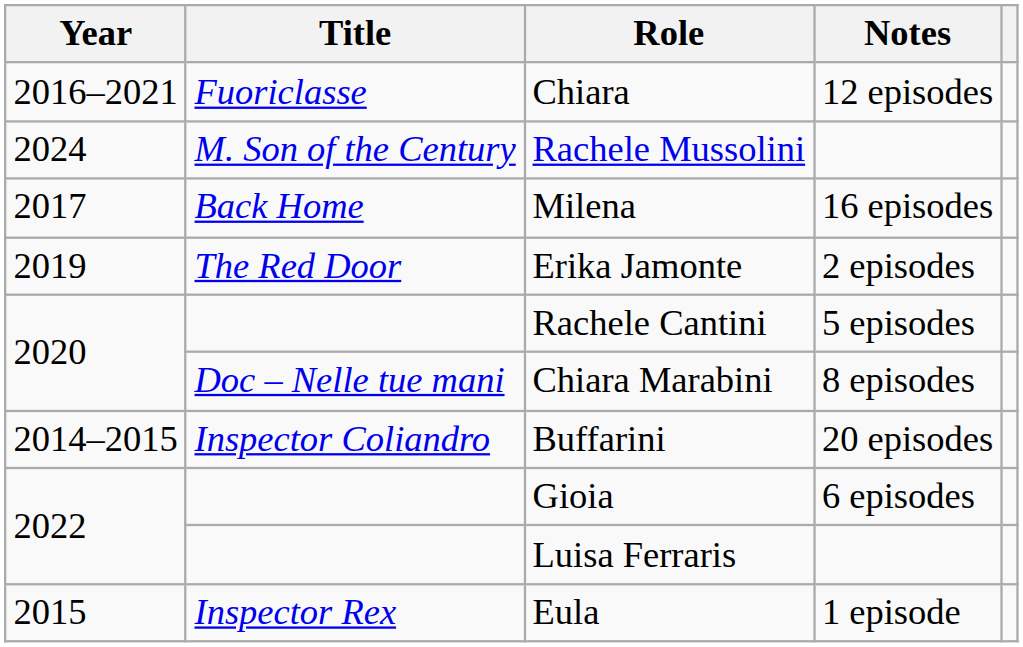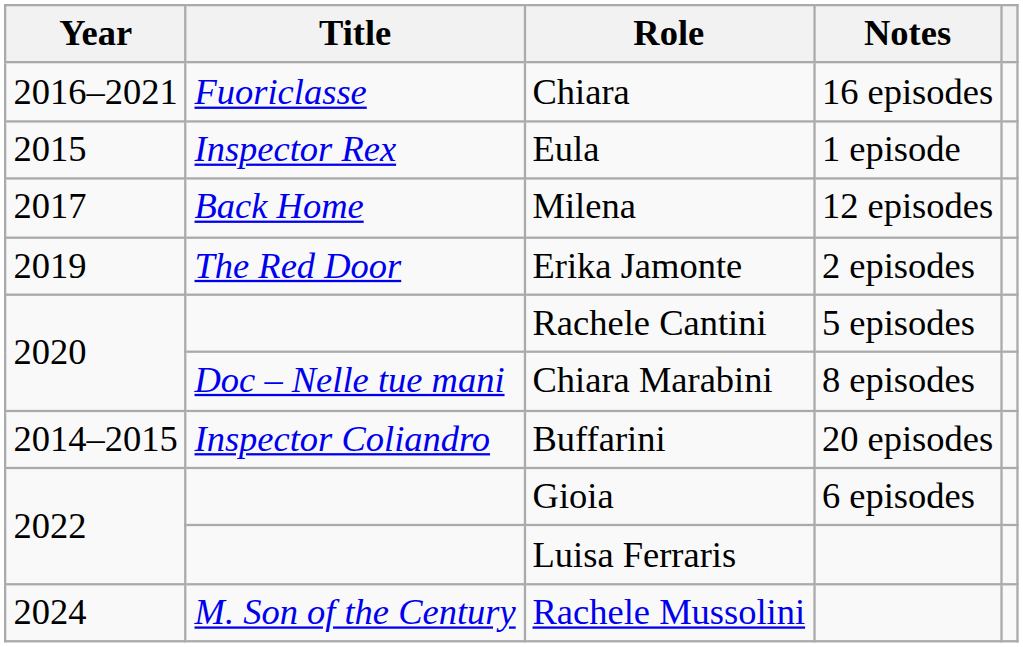(908, 91) 12 episodes -> (908, 91) 16 episodes
rows swapped: (566, 611) <-> (669, 149)
(908, 206) 16 episodes -> (908, 206) 12 episodes
